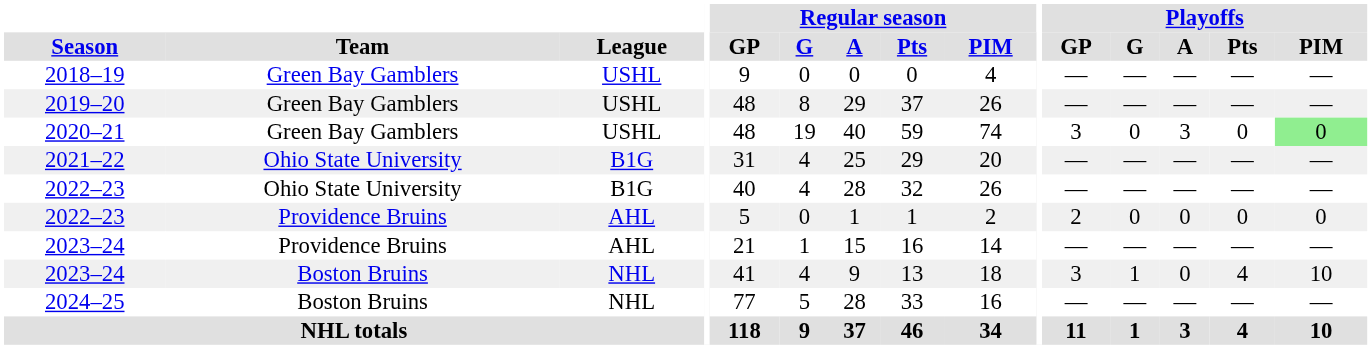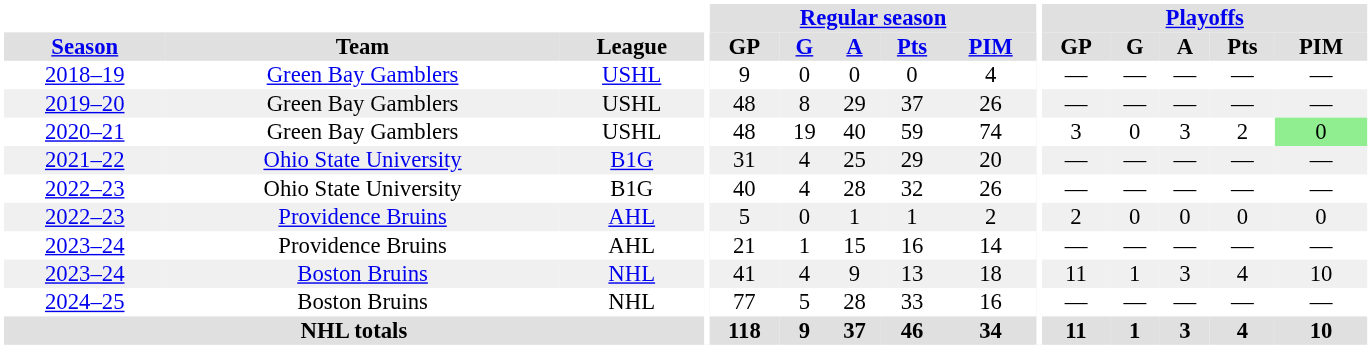(1242, 131) 0 -> (1242, 131) 2
(1076, 273) 3 -> (1076, 273) 11
(1185, 273) 0 -> (1185, 273) 3
